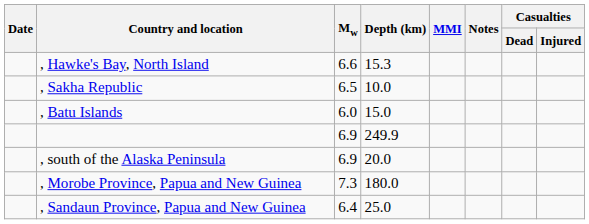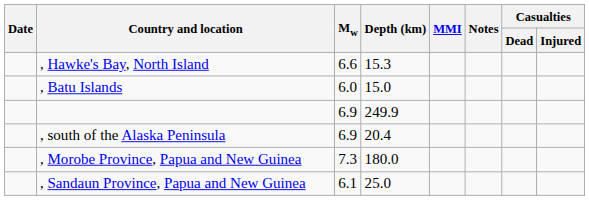- row: (91, 87)
(378, 159) 20.0 -> (378, 135) 20.4
(348, 207) 6.4 -> (348, 183) 6.1
